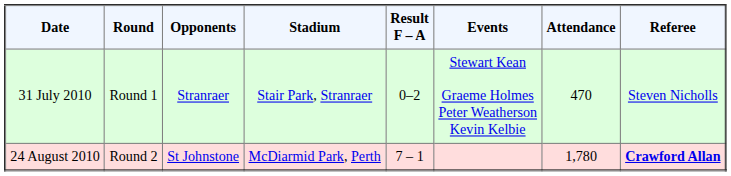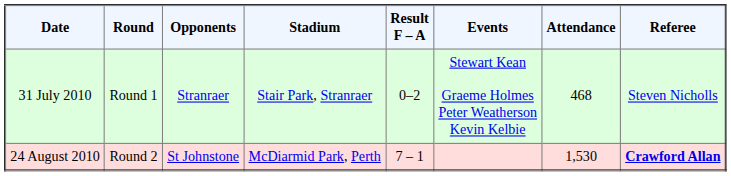(581, 96) 470 -> (581, 96) 468
(581, 156) 1,780 -> (581, 156) 1,530
